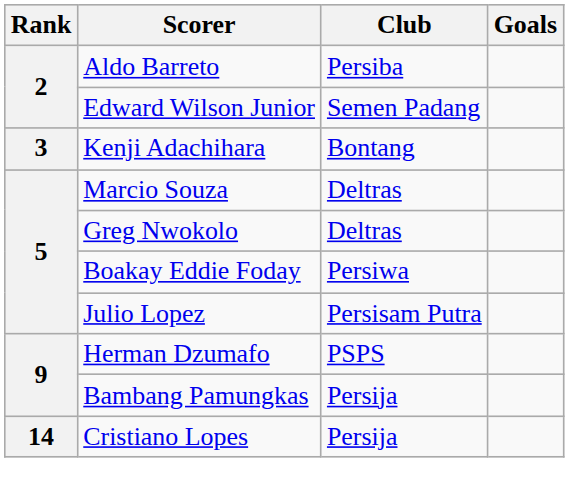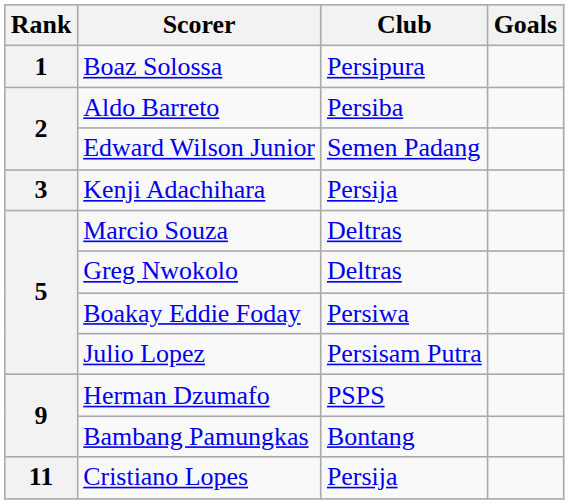+ row: (153, 66)
(371, 148) Bontang -> (362, 189) Persija
(362, 395) Persija -> (371, 436) Bontang
(41, 436) 14 -> (41, 477) 11
